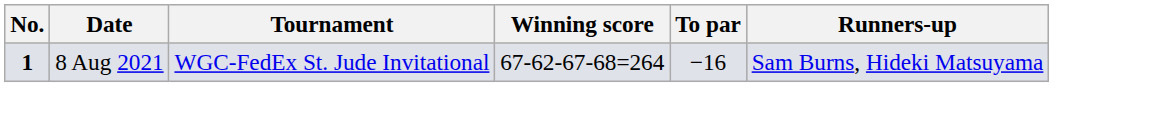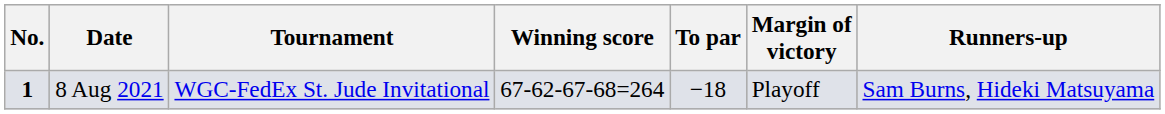+ column: (802, 37)
(708, 62) −16 -> (708, 89) −18
